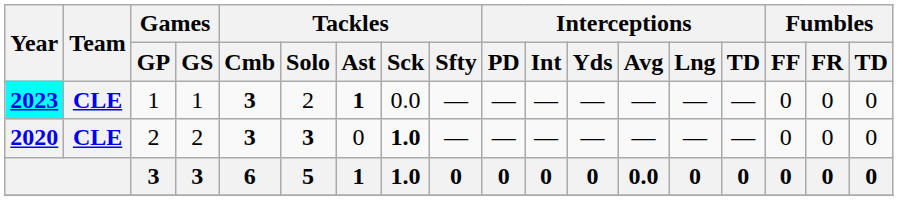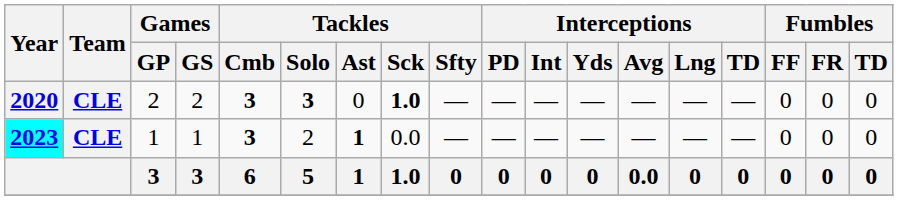rows swapped: (34, 137) <-> (34, 99)
